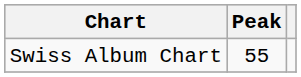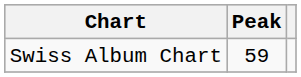(257, 56) 55 -> (257, 56) 59
